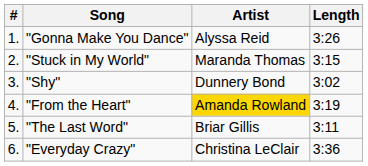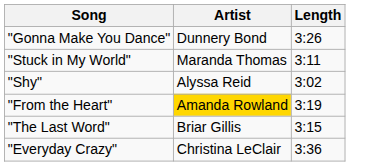- column: (14, 15)
(232, 37) Alyssa Reid -> (222, 37) Dunnery Bond
(326, 60) 3:15 -> (308, 60) 3:11
(240, 82) Dunnery Bond -> (214, 82) Alyssa Reid
(326, 127) 3:11 -> (308, 127) 3:15
